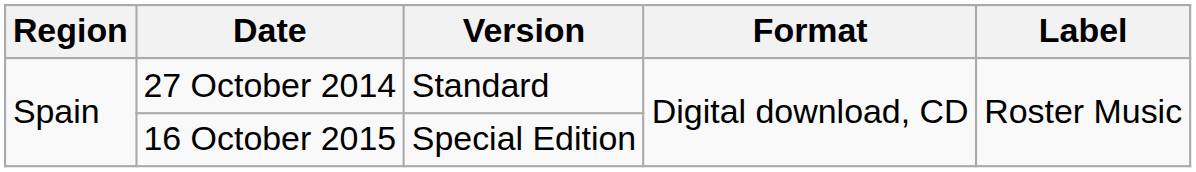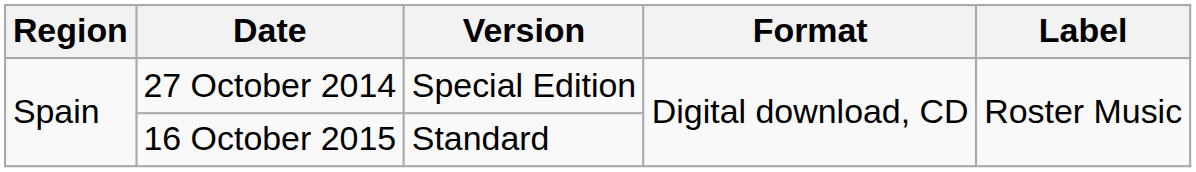(481, 85) Standard -> (524, 85) Special Edition
(524, 138) Special Edition -> (481, 138) Standard
